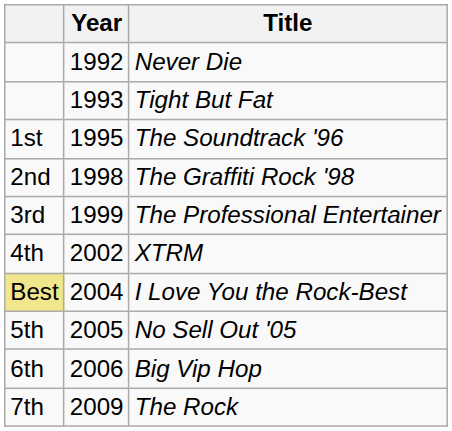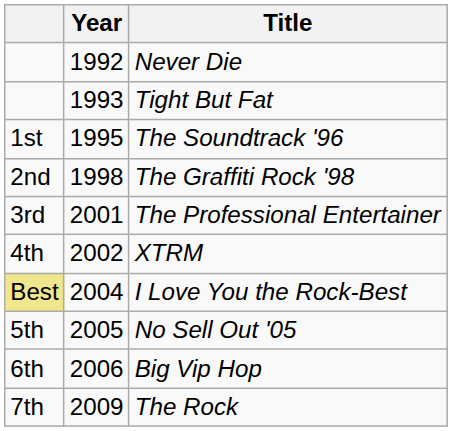(97, 215) 1999 -> (97, 215) 2001
